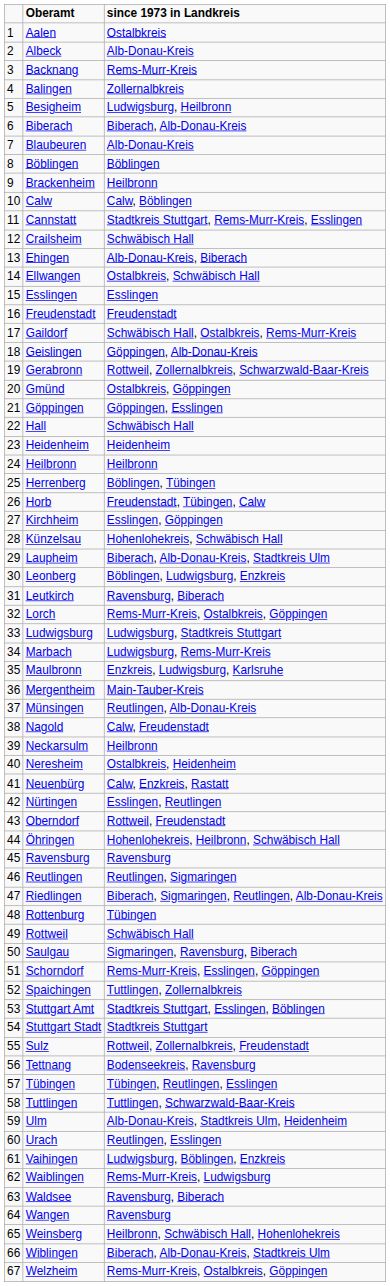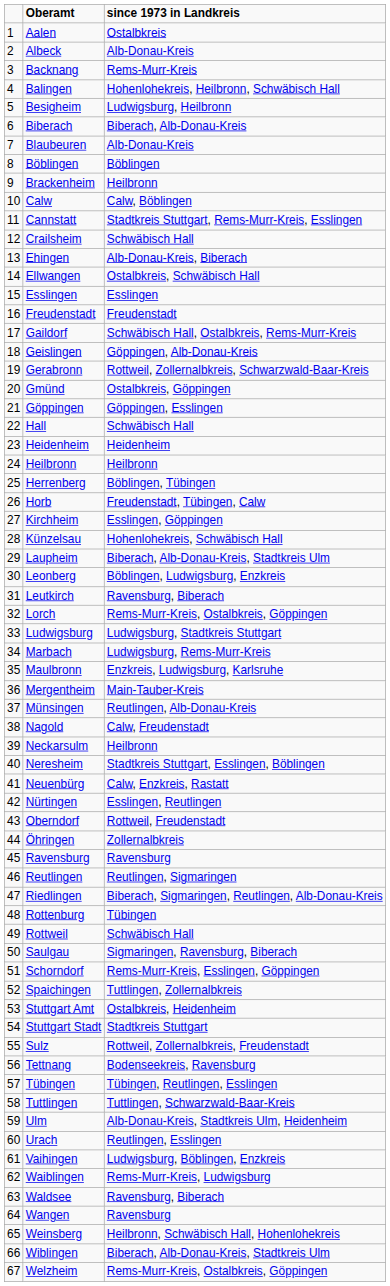(145, 88) Zollernalbkreis -> (223, 88) Hohenlohekreis, Heilbronn, Schwäbisch Hall
(171, 764) Ostalbkreis, Heidenheim -> (216, 764) Stadtkreis Stuttgart, Esslingen, Böblingen
(223, 840) Hohenlohekreis, Heilbronn, Schwäbisch Hall -> (145, 840) Zollernalbkreis
(216, 1009) Stadtkreis Stuttgart, Esslingen, Böblingen -> (171, 1009) Ostalbkreis, Heidenheim
